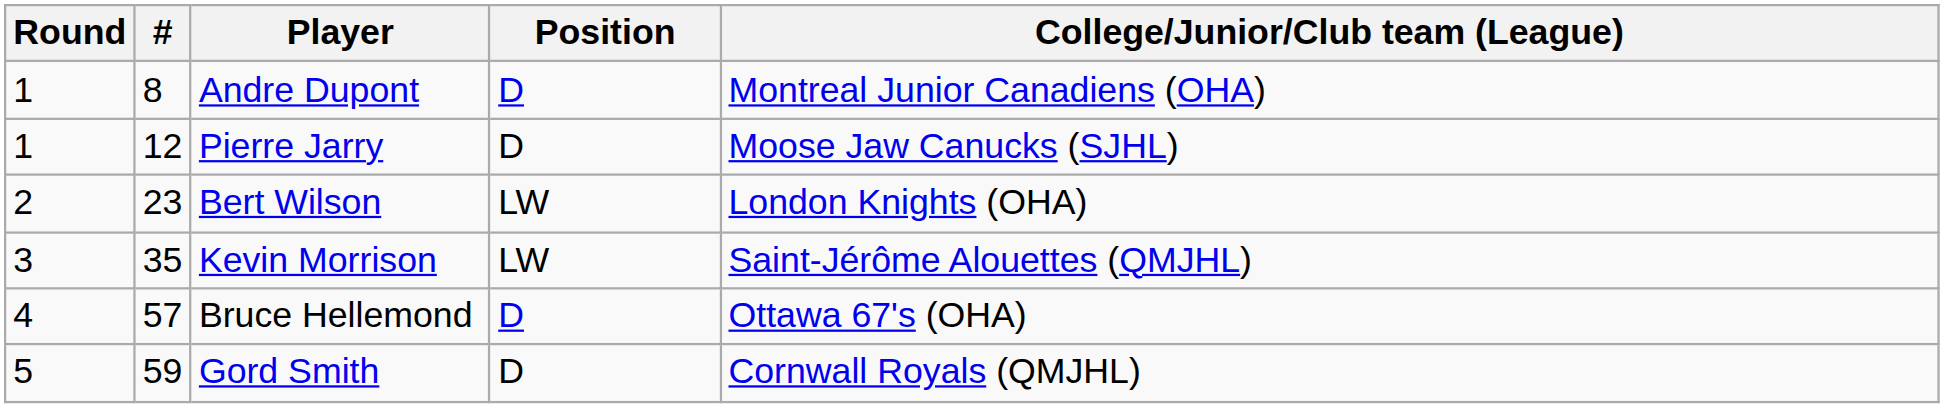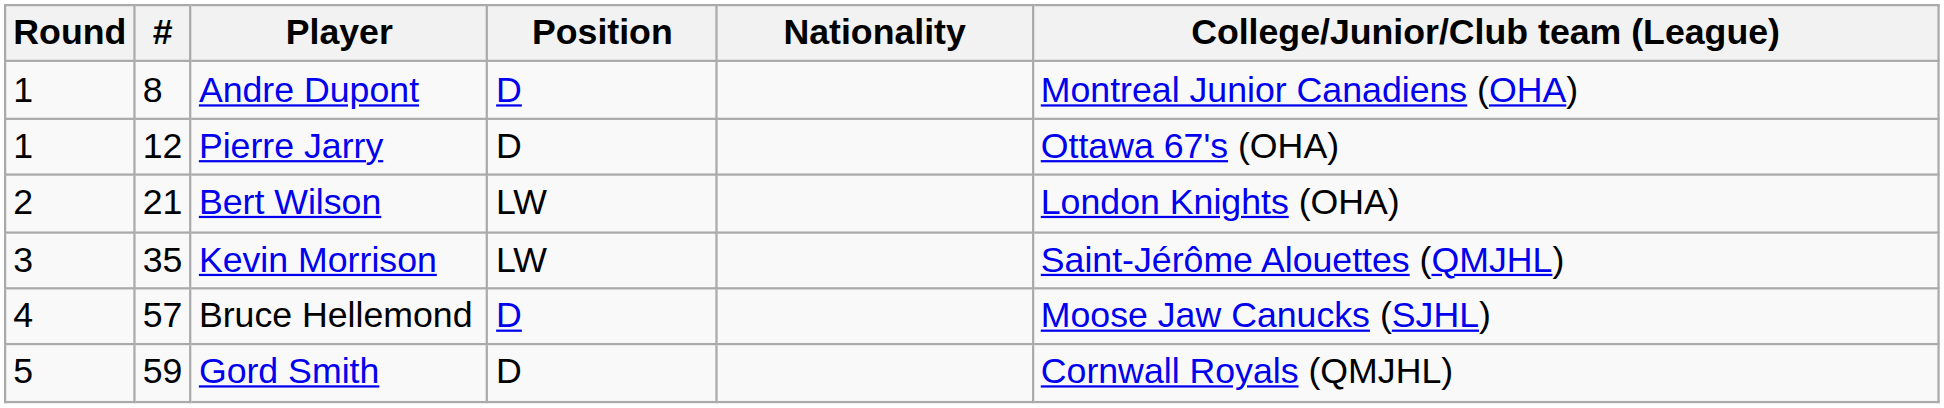+ column: (875, 32)
(954, 145) Moose Jaw Canucks (SJHL) -> (1190, 145) Ottawa 67's (OHA)
(163, 202) 23 -> (163, 202) 21
(878, 315) Ottawa 67's (OHA) -> (1266, 315) Moose Jaw Canucks (SJHL)
